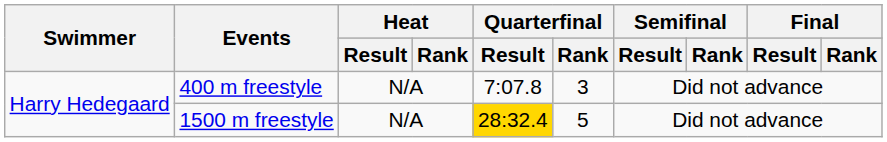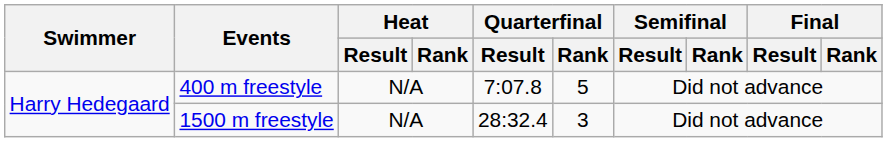(583, 88) 3 -> (583, 88) 5
(513, 121) gold background -> (513, 121) no background
(583, 121) 5 -> (583, 121) 3
